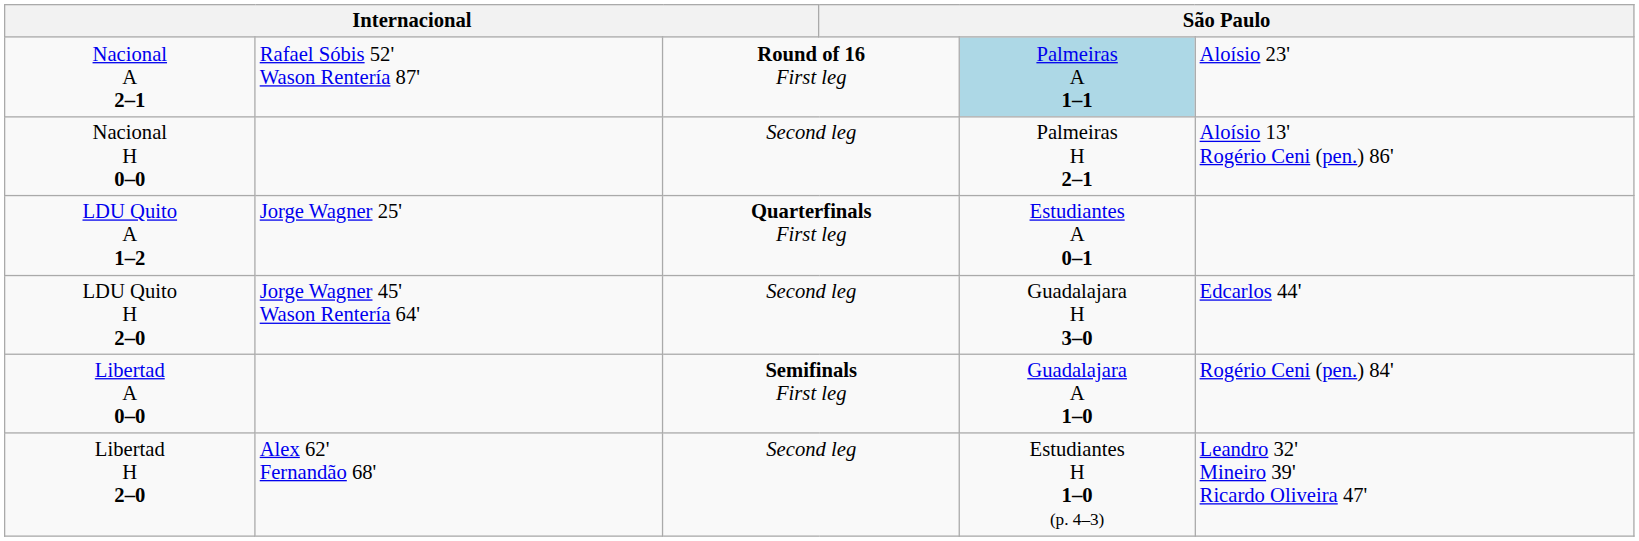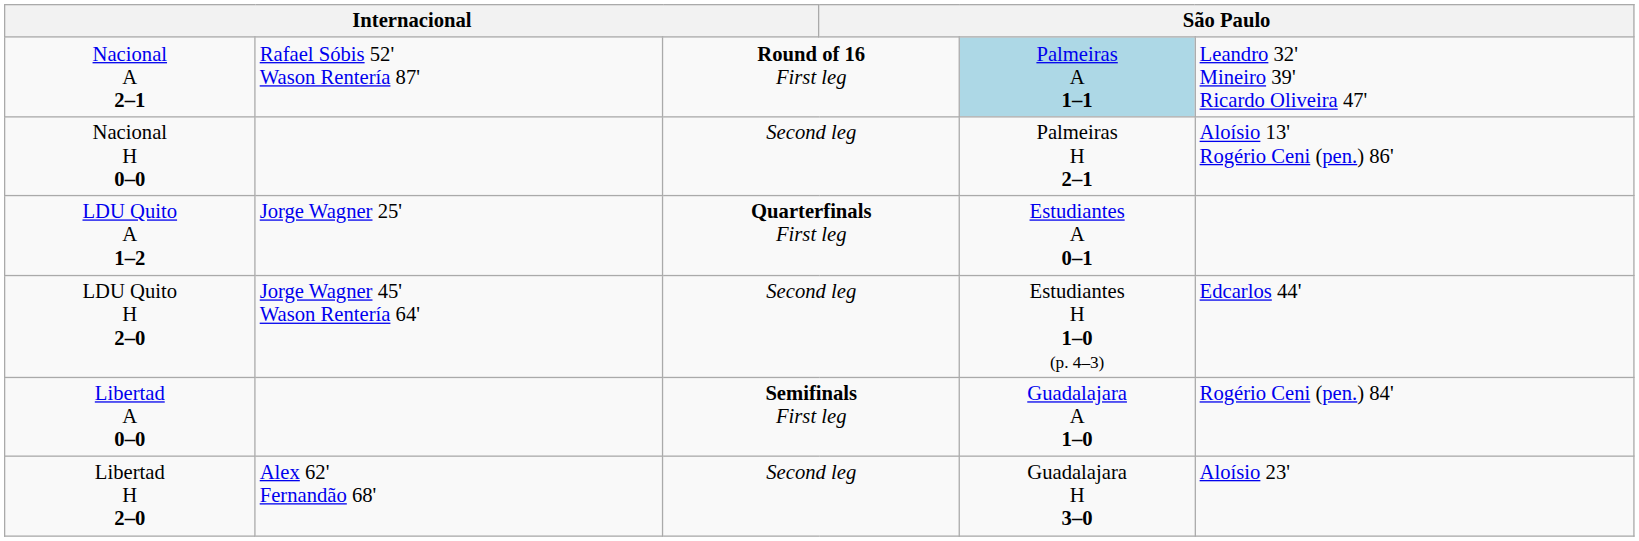(1245, 53) Aloísio 23' -> (1283, 76) Leandro 32' Mineiro 39' Ricardo Oliveira 47'
(1077, 314) Guadalajara H 3–0 -> (1077, 325) Estudiantes H 1–0 (p. 4–3)
(1077, 484) Estudiantes H 1–0 (p. 4–3) -> (1077, 495) Guadalajara H 3–0
(1283, 472) Leandro 32' Mineiro 39' Ricardo Oliveira 47' -> (1245, 472) Aloísio 23'
